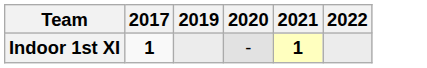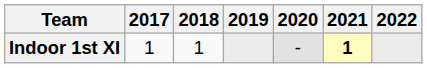+ column: (199, 19)
(149, 48) bold -> (149, 48) normal
